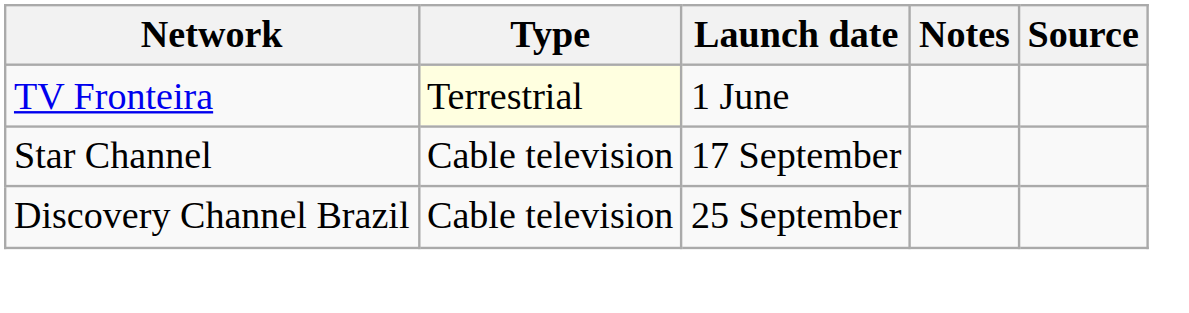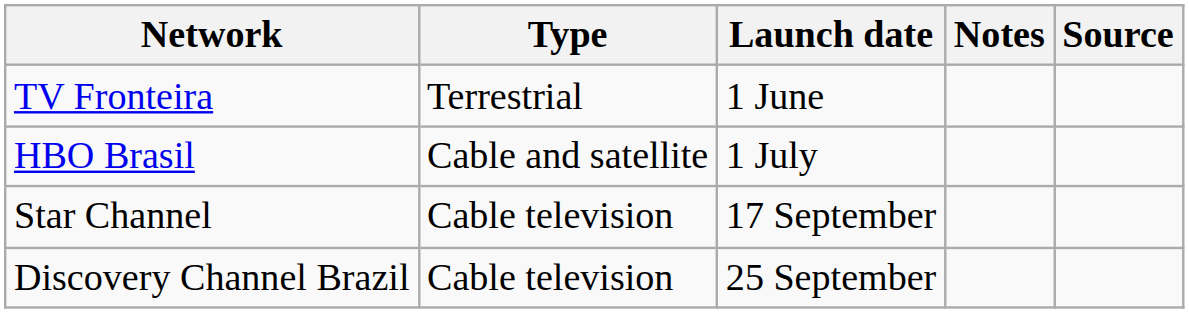(505, 95) lightyellow background -> (505, 95) no background
+ row: (104, 155)
